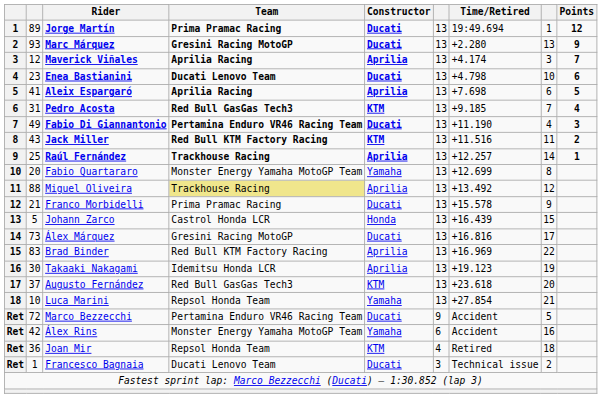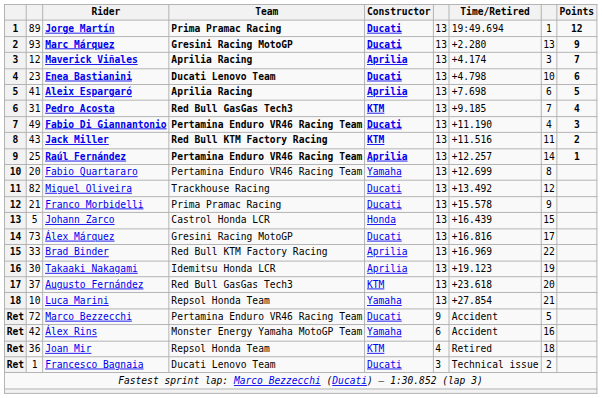(221, 157) Trackhouse Racing -> (267, 157) Pertamina Enduro VR46 Racing Team
(267, 173) Monster Energy Yamaha MotoGP Team -> (267, 173) Pertamina Enduro VR46 Racing Team
(35, 189) 88 -> (35, 189) 82
(221, 189) khaki background -> (221, 189) no background
(387, 189) Aprilia -> (384, 189) Ducati
(35, 253) 83 -> (35, 253) 33
